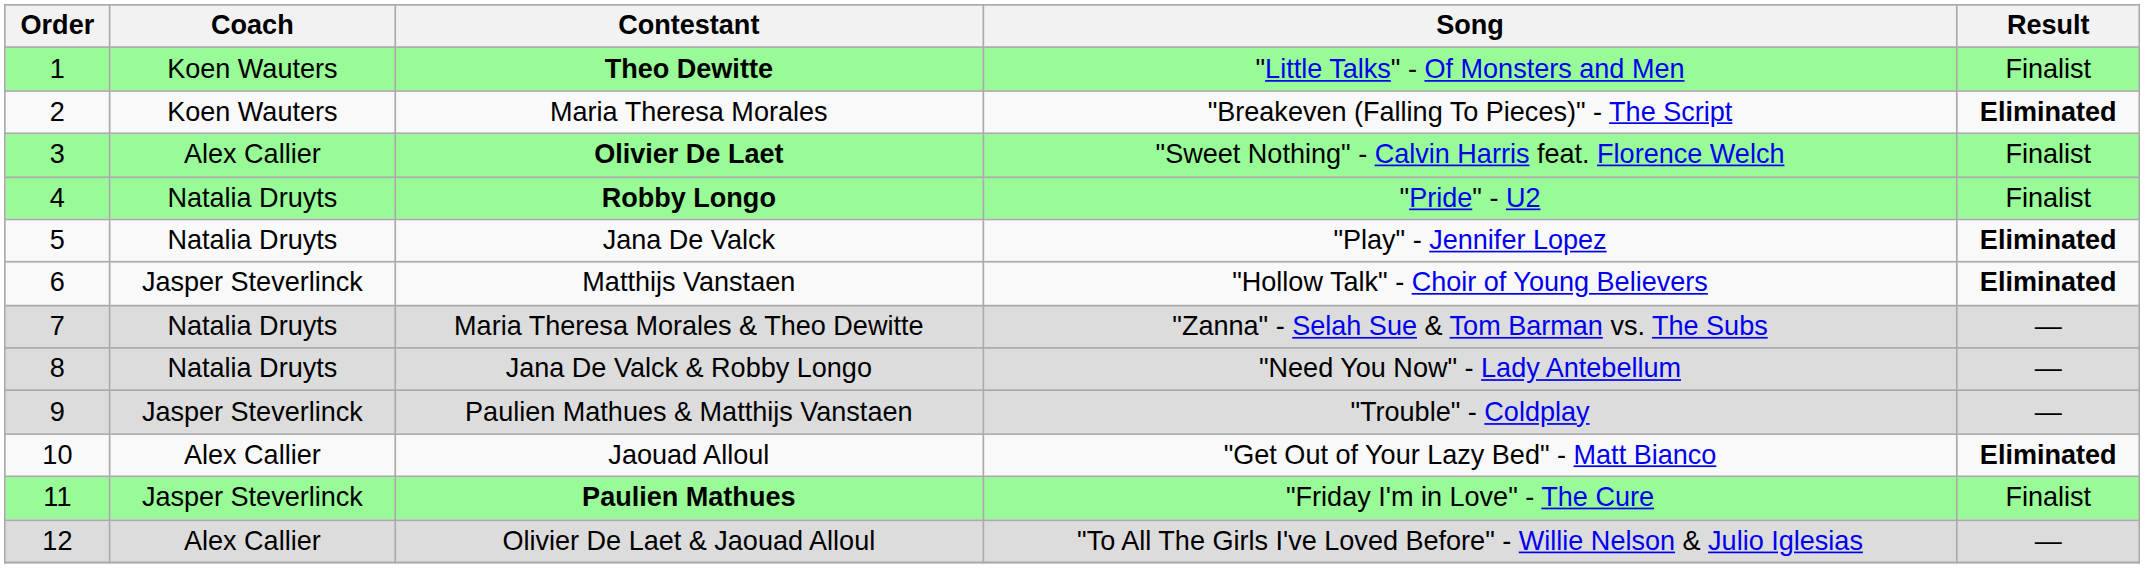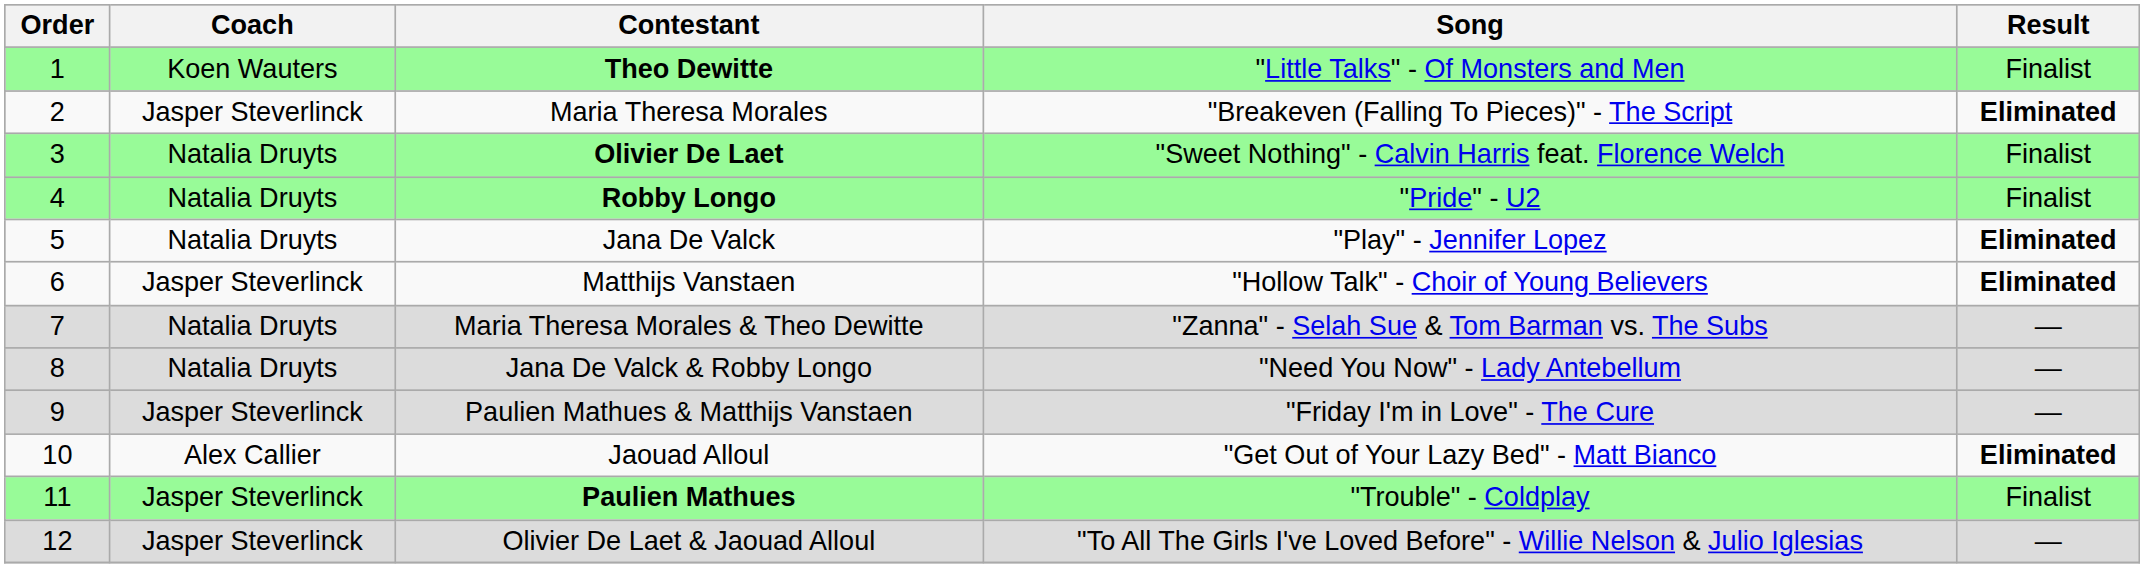(252, 111) Koen Wauters -> (252, 111) Jasper Steverlinck
(252, 154) Alex Callier -> (252, 154) Natalia Druyts
(1470, 411) "Trouble" - Coldplay -> (1470, 411) "Friday I'm in Love" - The Cure
(1470, 497) "Friday I'm in Love" - The Cure -> (1470, 497) "Trouble" - Coldplay
(252, 540) Alex Callier -> (252, 540) Jasper Steverlinck
